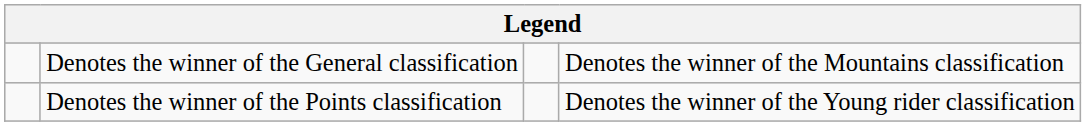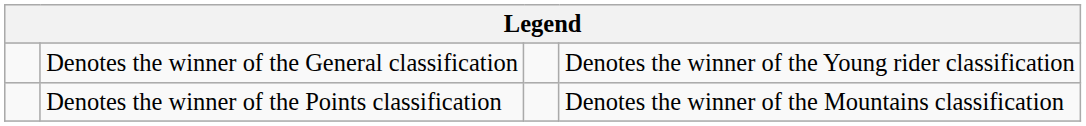(814, 62) Denotes the winner of the Mountains classification -> (820, 62) Denotes the winner of the Young rider classification
(820, 101) Denotes the winner of the Young rider classification -> (814, 101) Denotes the winner of the Mountains classification
